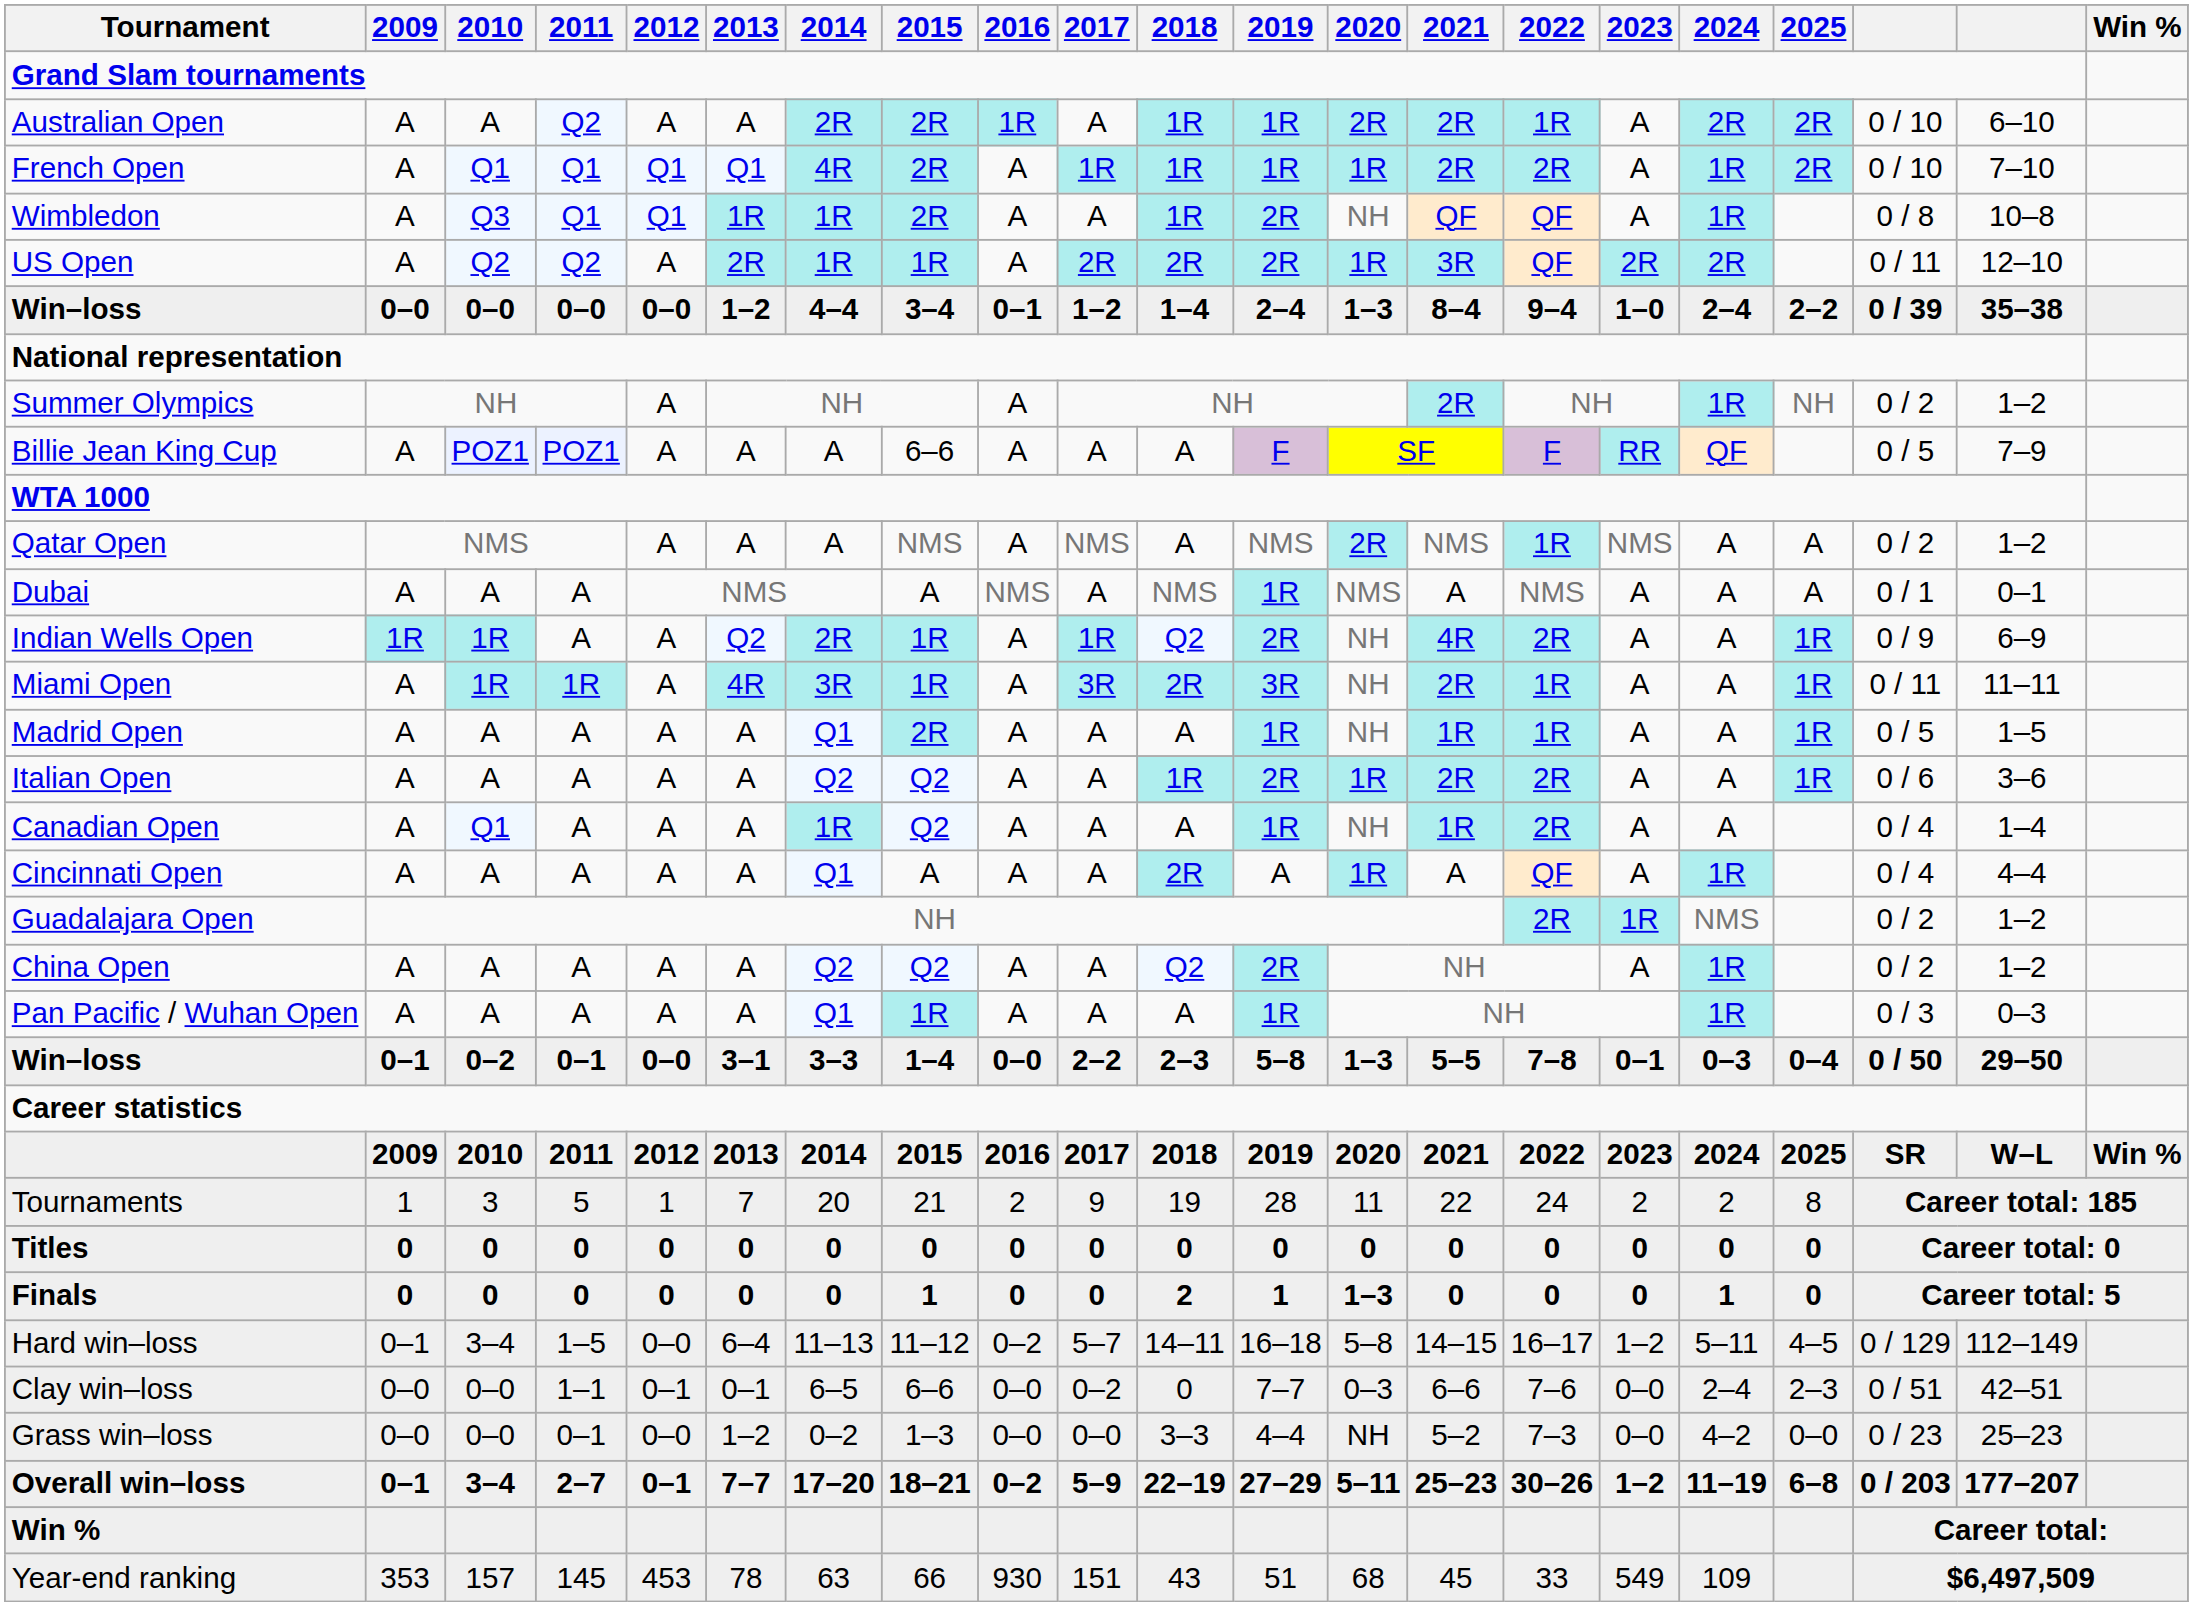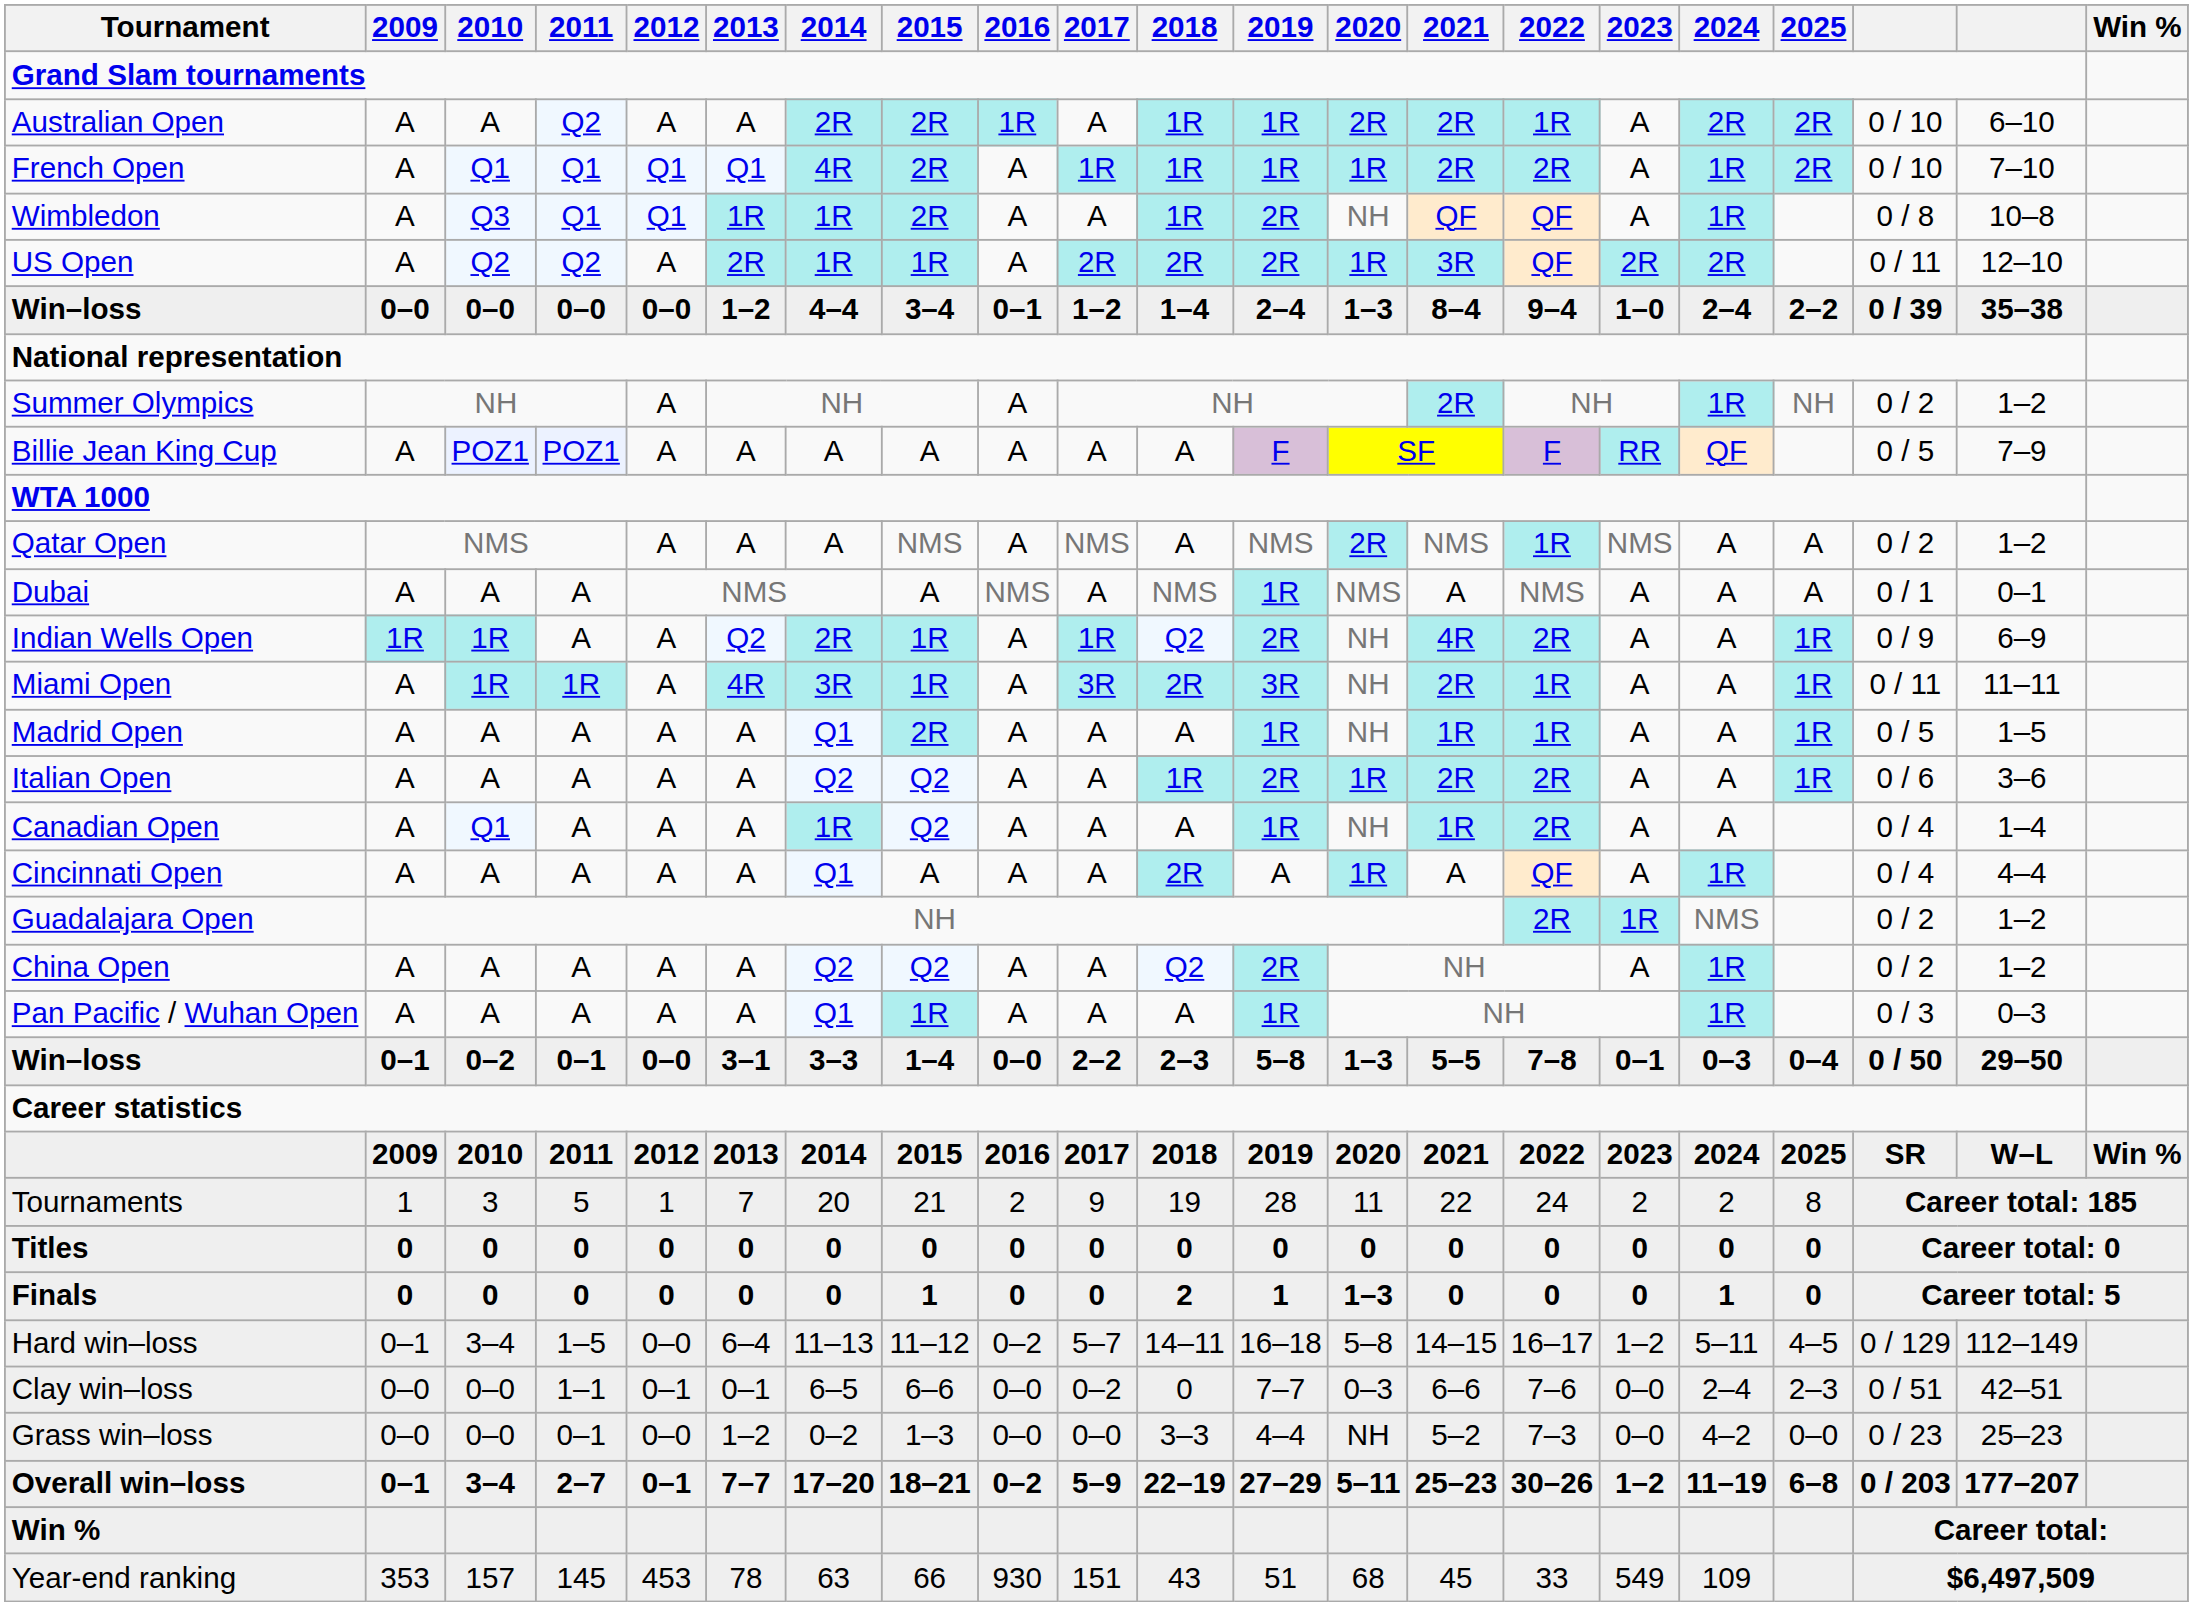(930, 450) 6–6 -> (930, 450) A
